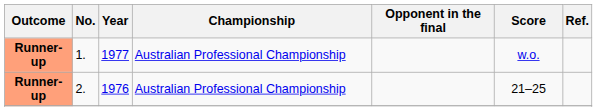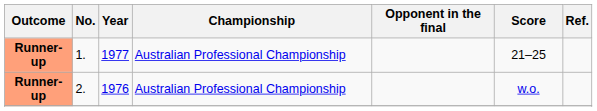(529, 55) w.o. -> (529, 55) 21–25
(529, 89) 21–25 -> (529, 89) w.o.
